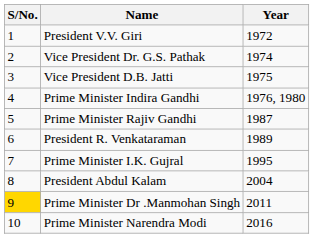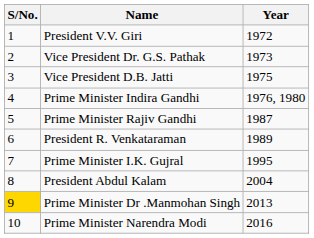(259, 56) 1974 -> (259, 56) 1973
(259, 202) 2011 -> (259, 202) 2013
